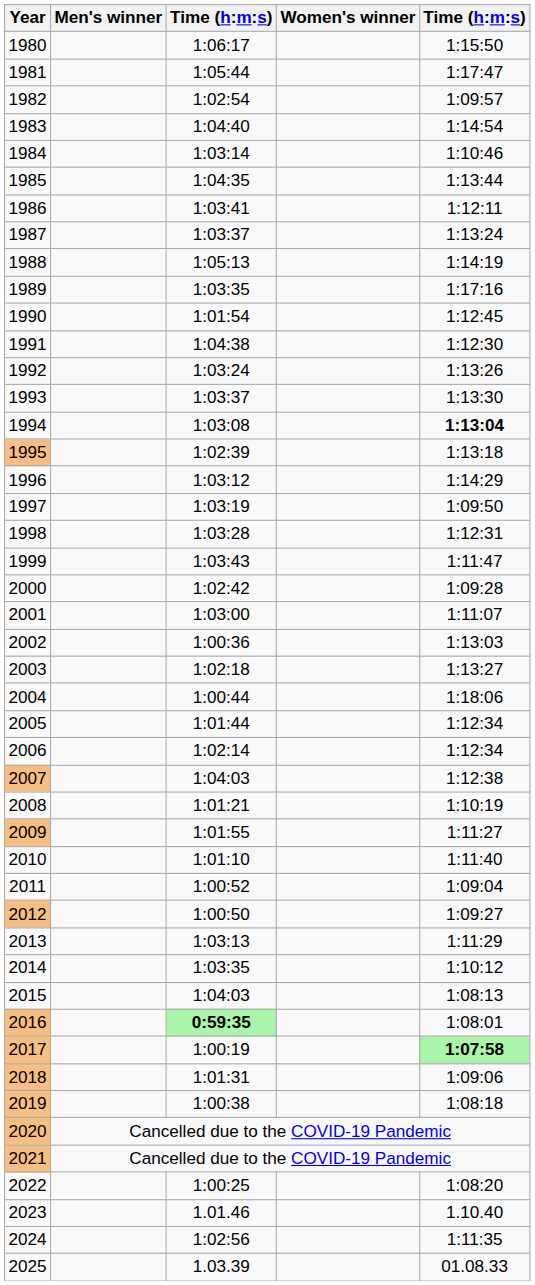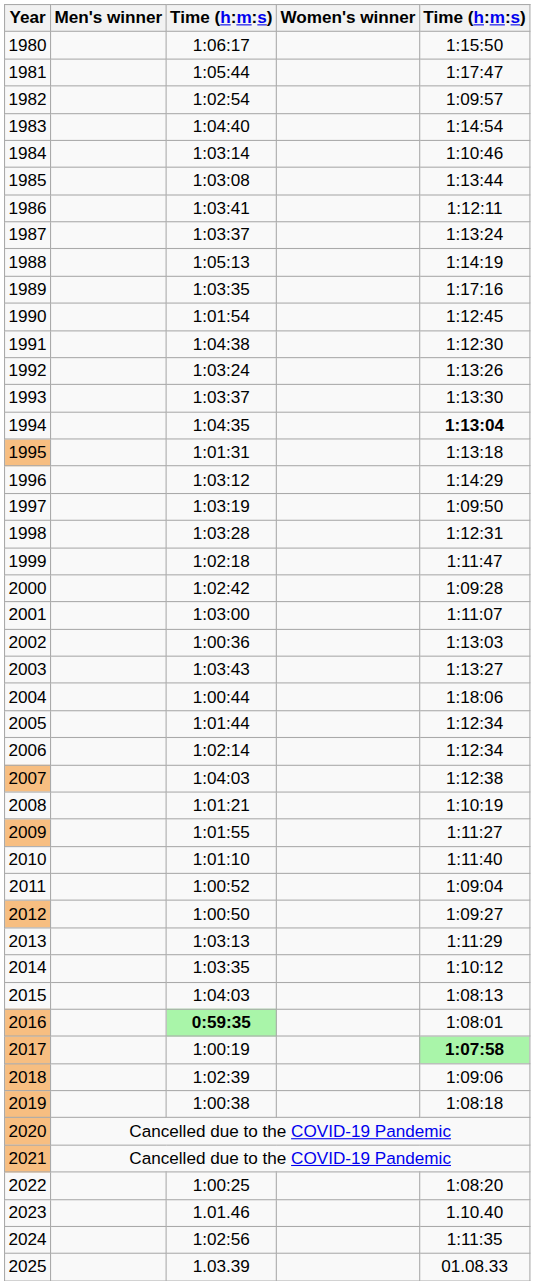(221, 180) 1:04:35 -> (221, 180) 1:03:08
(221, 425) 1:03:08 -> (221, 425) 1:04:35
(221, 452) 1:02:39 -> (221, 452) 1:01:31
(221, 561) 1:03:43 -> (221, 561) 1:02:18
(221, 669) 1:02:18 -> (221, 669) 1:03:43
(221, 1076) 1:01:31 -> (221, 1076) 1:02:39
